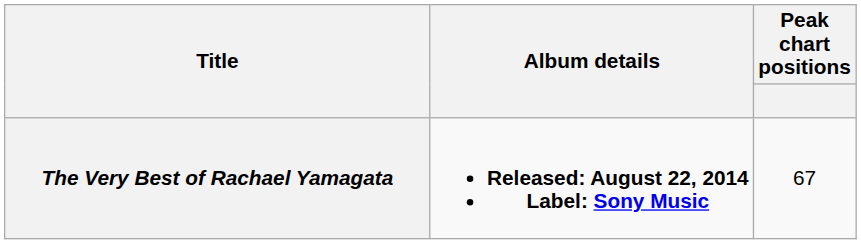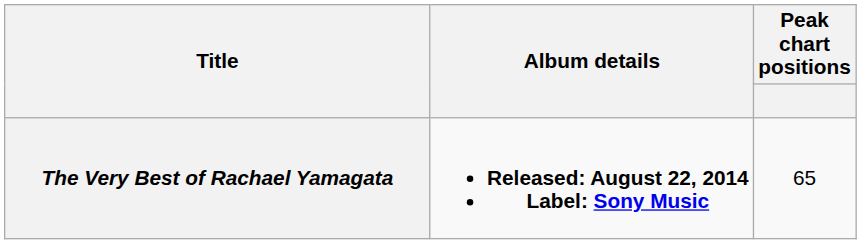(805, 177) 67 -> (805, 177) 65
